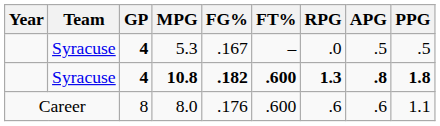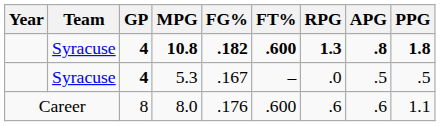rows swapped: (182, 77) <-> (187, 48)
